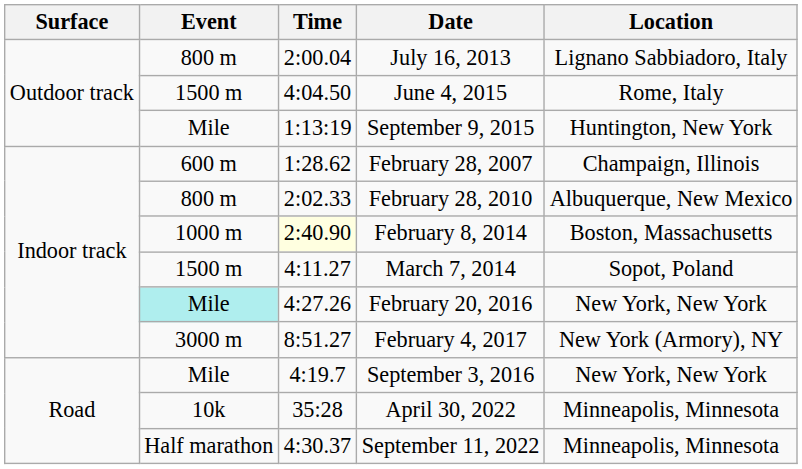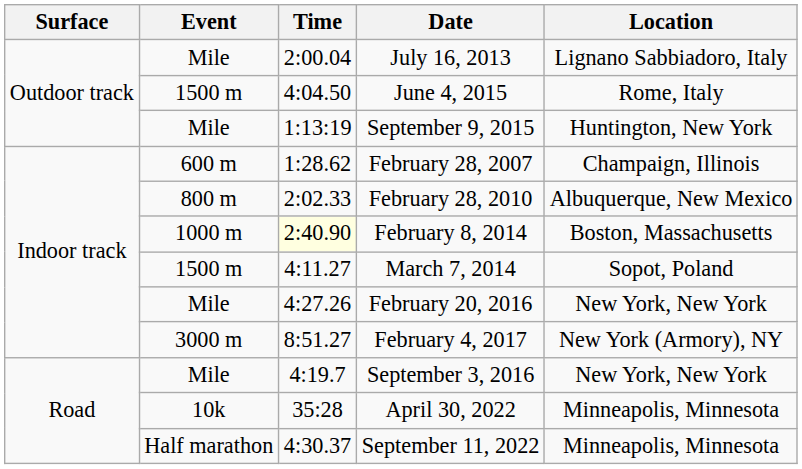(209, 57) 800 m -> (209, 57) Mile
(209, 304) paleturquoise background -> (209, 304) no background
